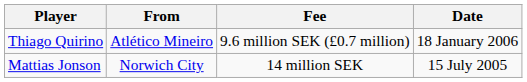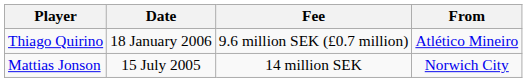columns swapped: (162, 16) <-> (467, 16)
